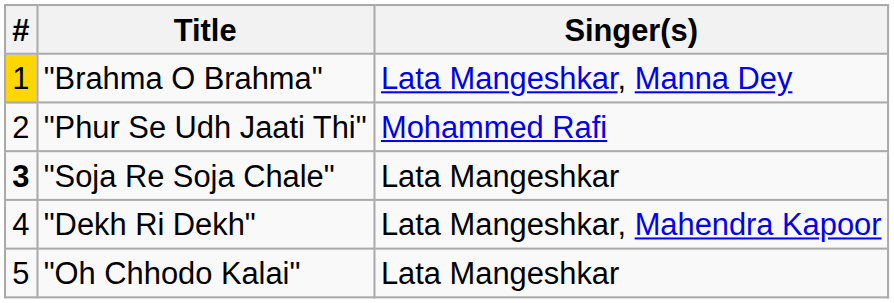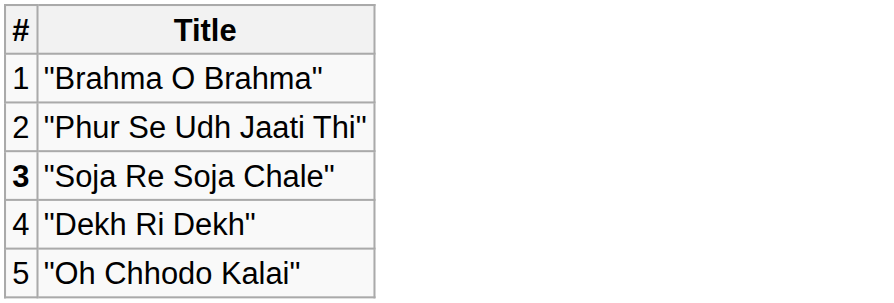- column: (631, 30)
(21, 78) gold background -> (21, 78) no background
